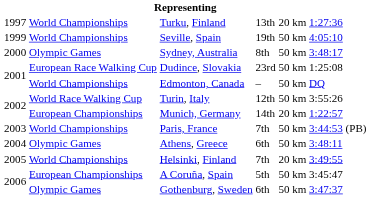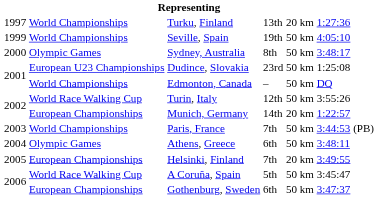(93, 68) European Race Walking Cup -> (97, 68) European U23 Championships
(78, 159) World Championships -> (86, 159) European Championships
(86, 174) European Championships -> (85, 174) World Race Walking Cup
(65, 189) Olympic Games -> (86, 189) European Championships
